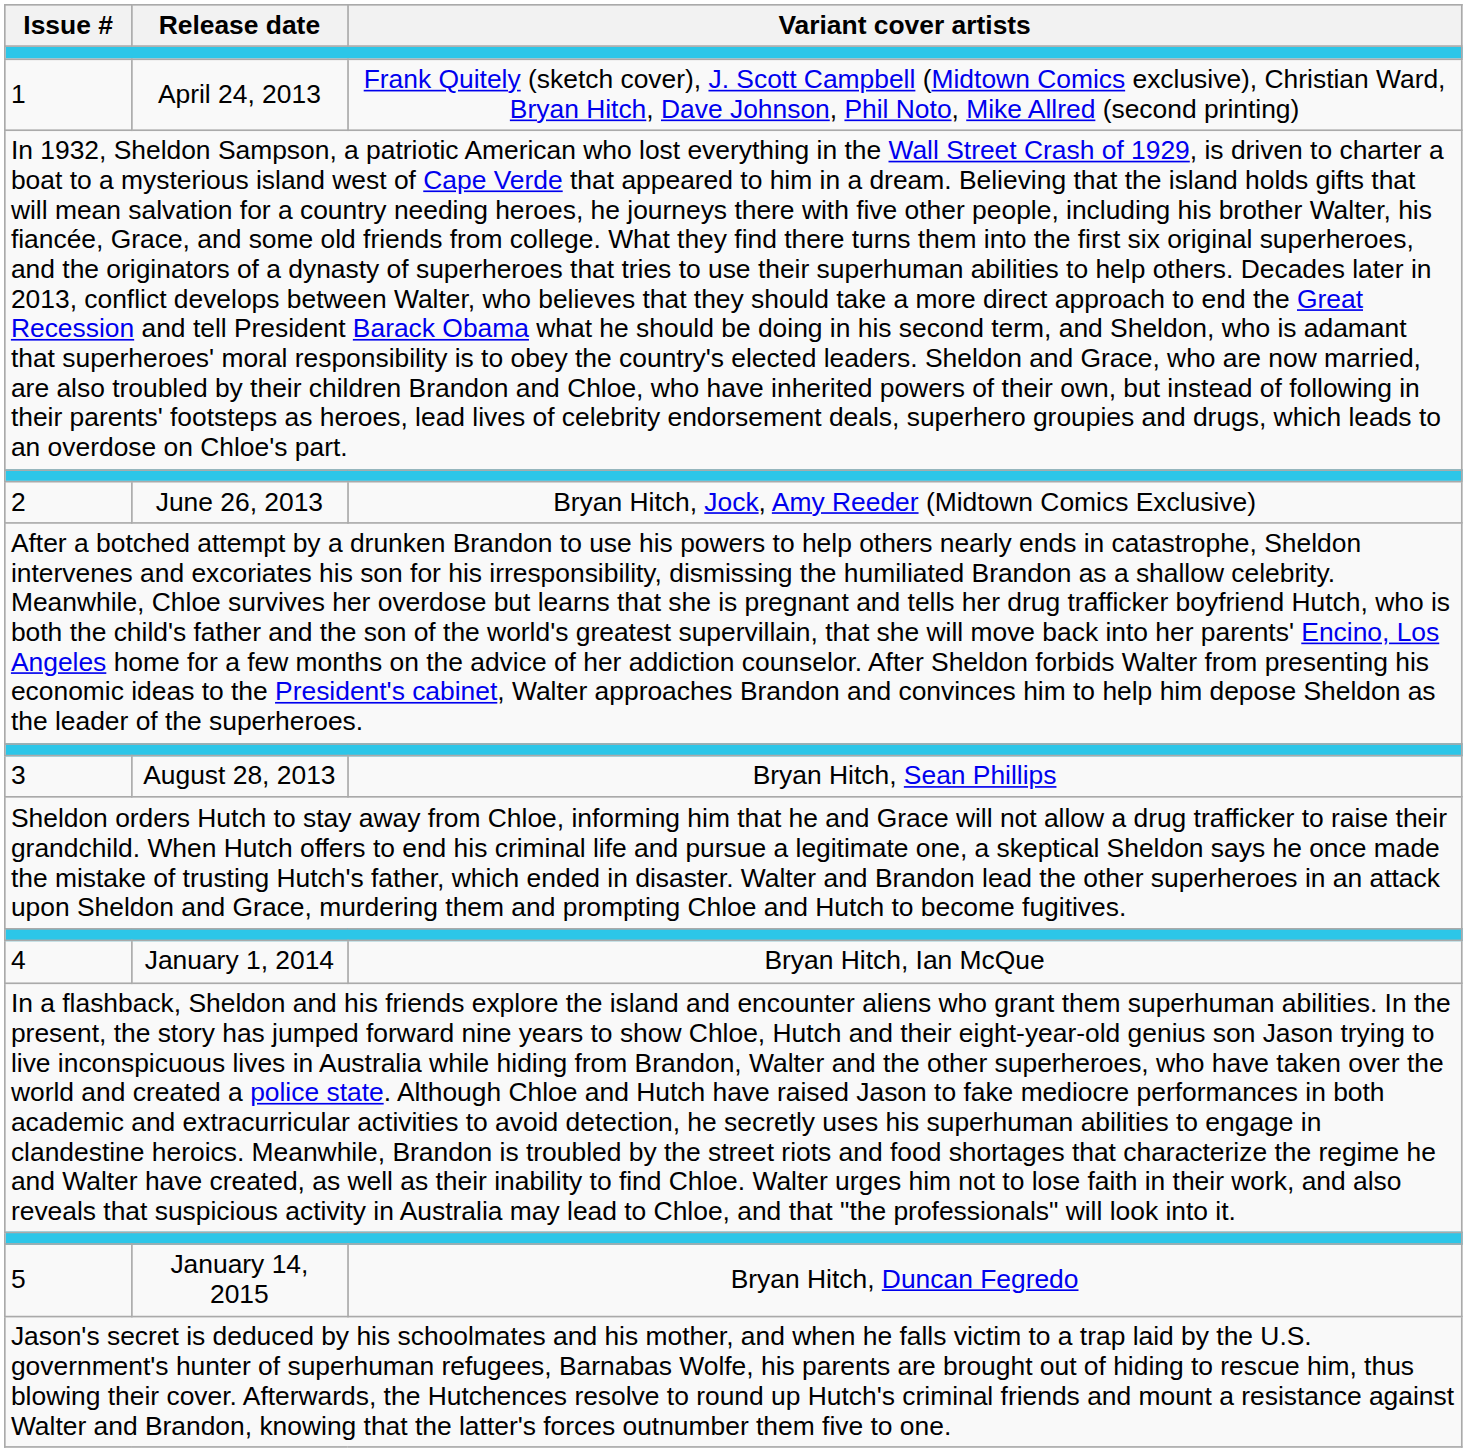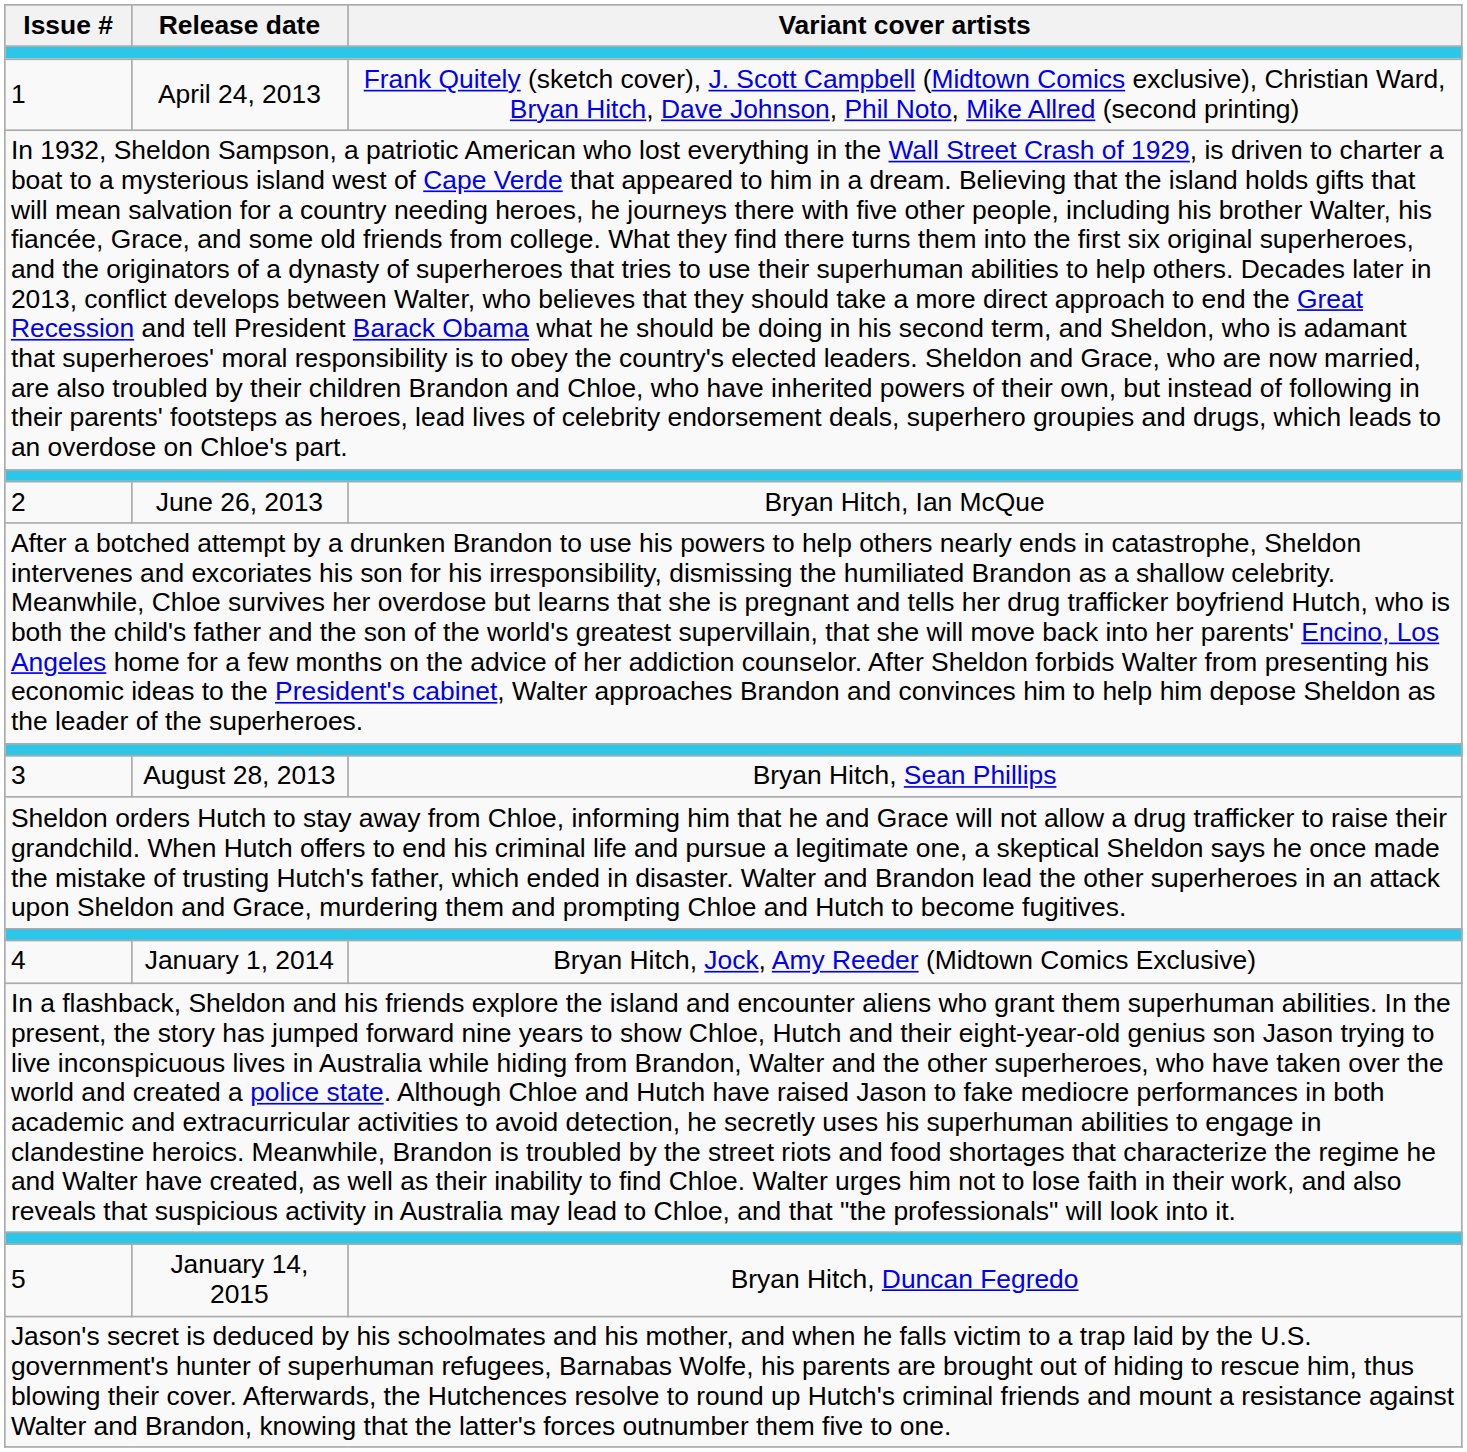(905, 502) Bryan Hitch, Jock, Amy Reeder (Midtown Comics Exclusive) -> (905, 502) Bryan Hitch, Ian McQue
(905, 961) Bryan Hitch, Ian McQue -> (905, 961) Bryan Hitch, Jock, Amy Reeder (Midtown Comics Exclusive)
